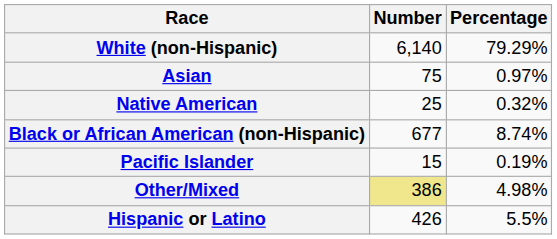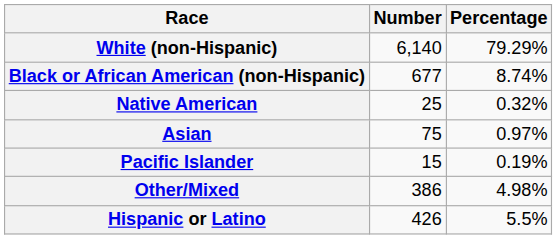rows swapped: (187, 133) <-> (187, 76)
(427, 190) khaki background -> (427, 190) no background
